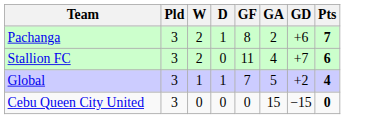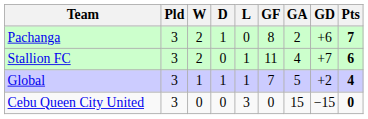+ column: (246, 15)
